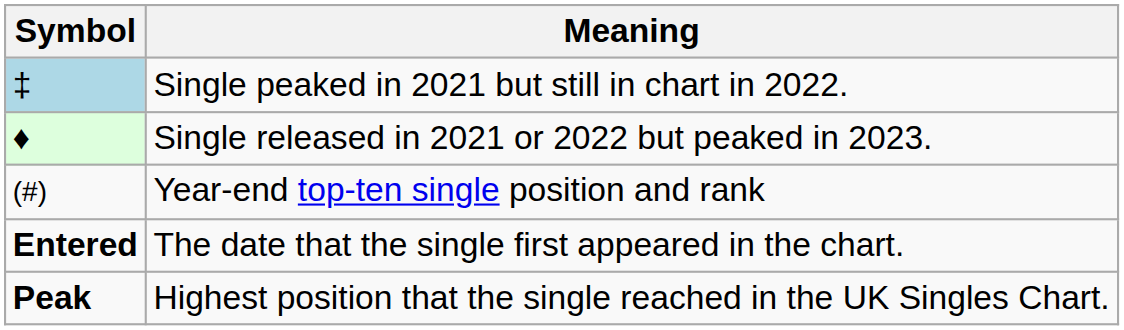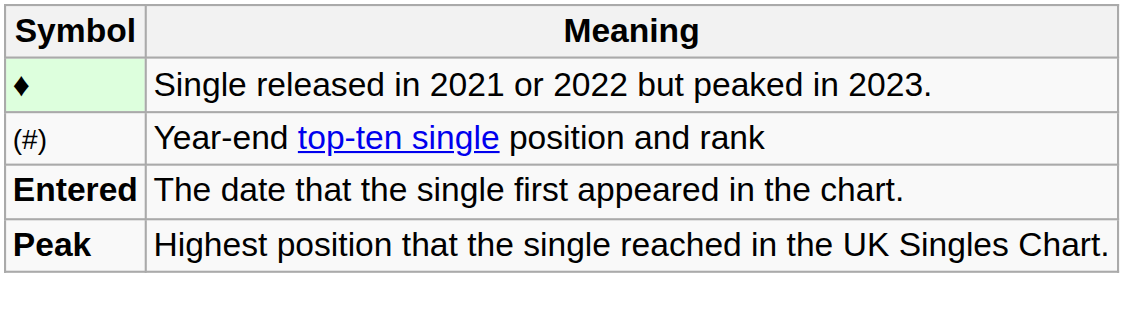- row: (501, 84)
